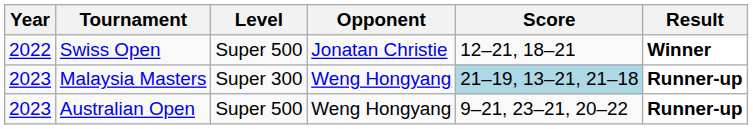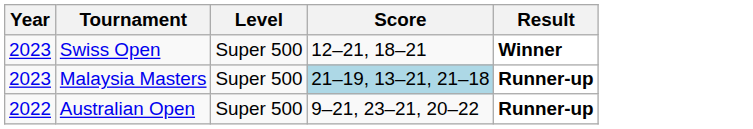- column: (381, 20)
(30, 50) 2022 -> (30, 50) 2023
(259, 80) Super 300 -> (259, 80) Super 500
(30, 109) 2023 -> (30, 109) 2022
